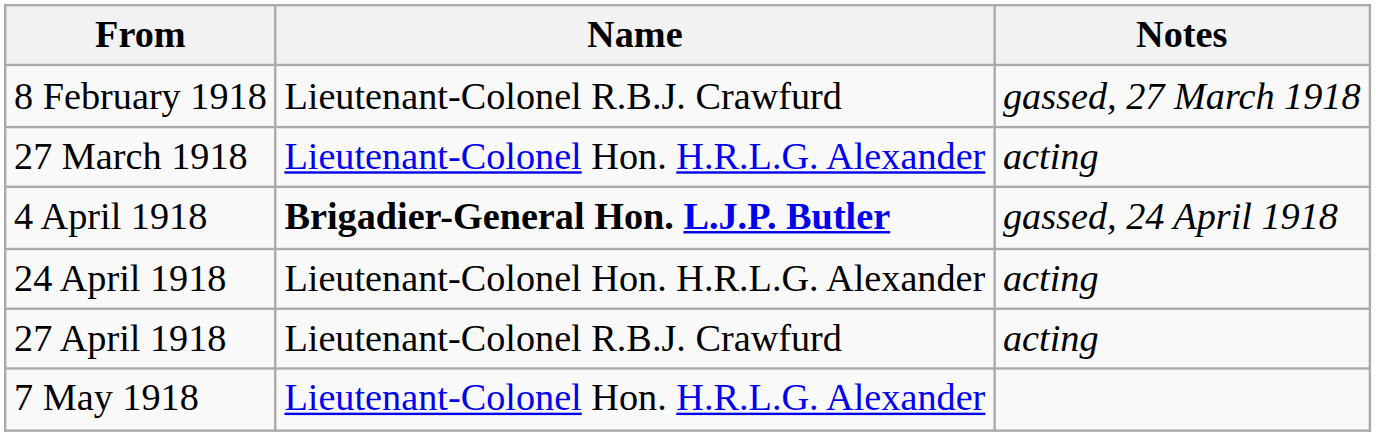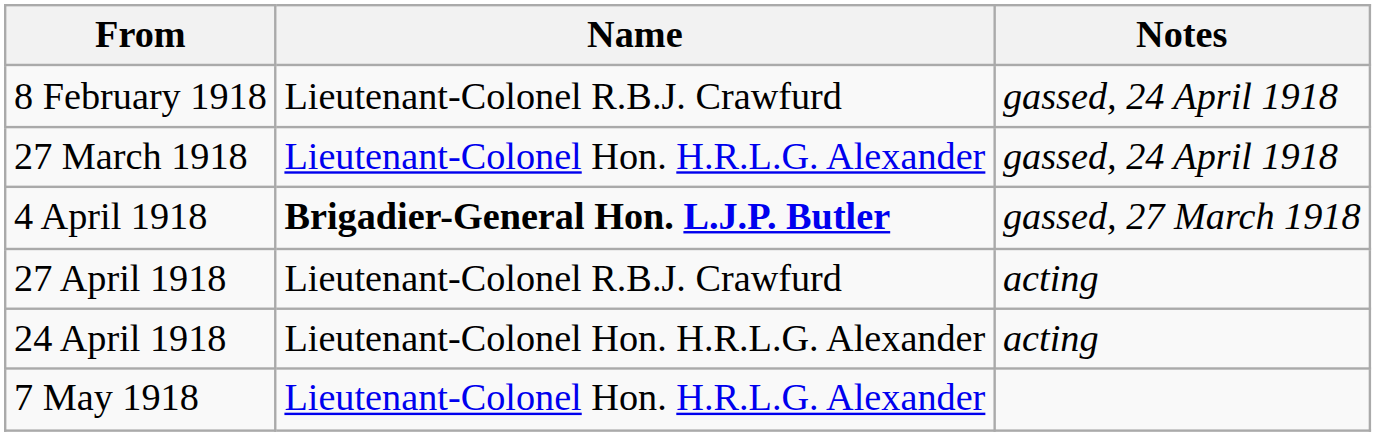(1182, 95) gassed, 27 March 1918 -> (1170, 95) gassed, 24 April 1918
(1051, 156) acting -> (1170, 156) gassed, 24 April 1918
(1170, 216) gassed, 24 April 1918 -> (1182, 216) gassed, 27 March 1918
rows swapped: (120, 277) <-> (120, 338)
